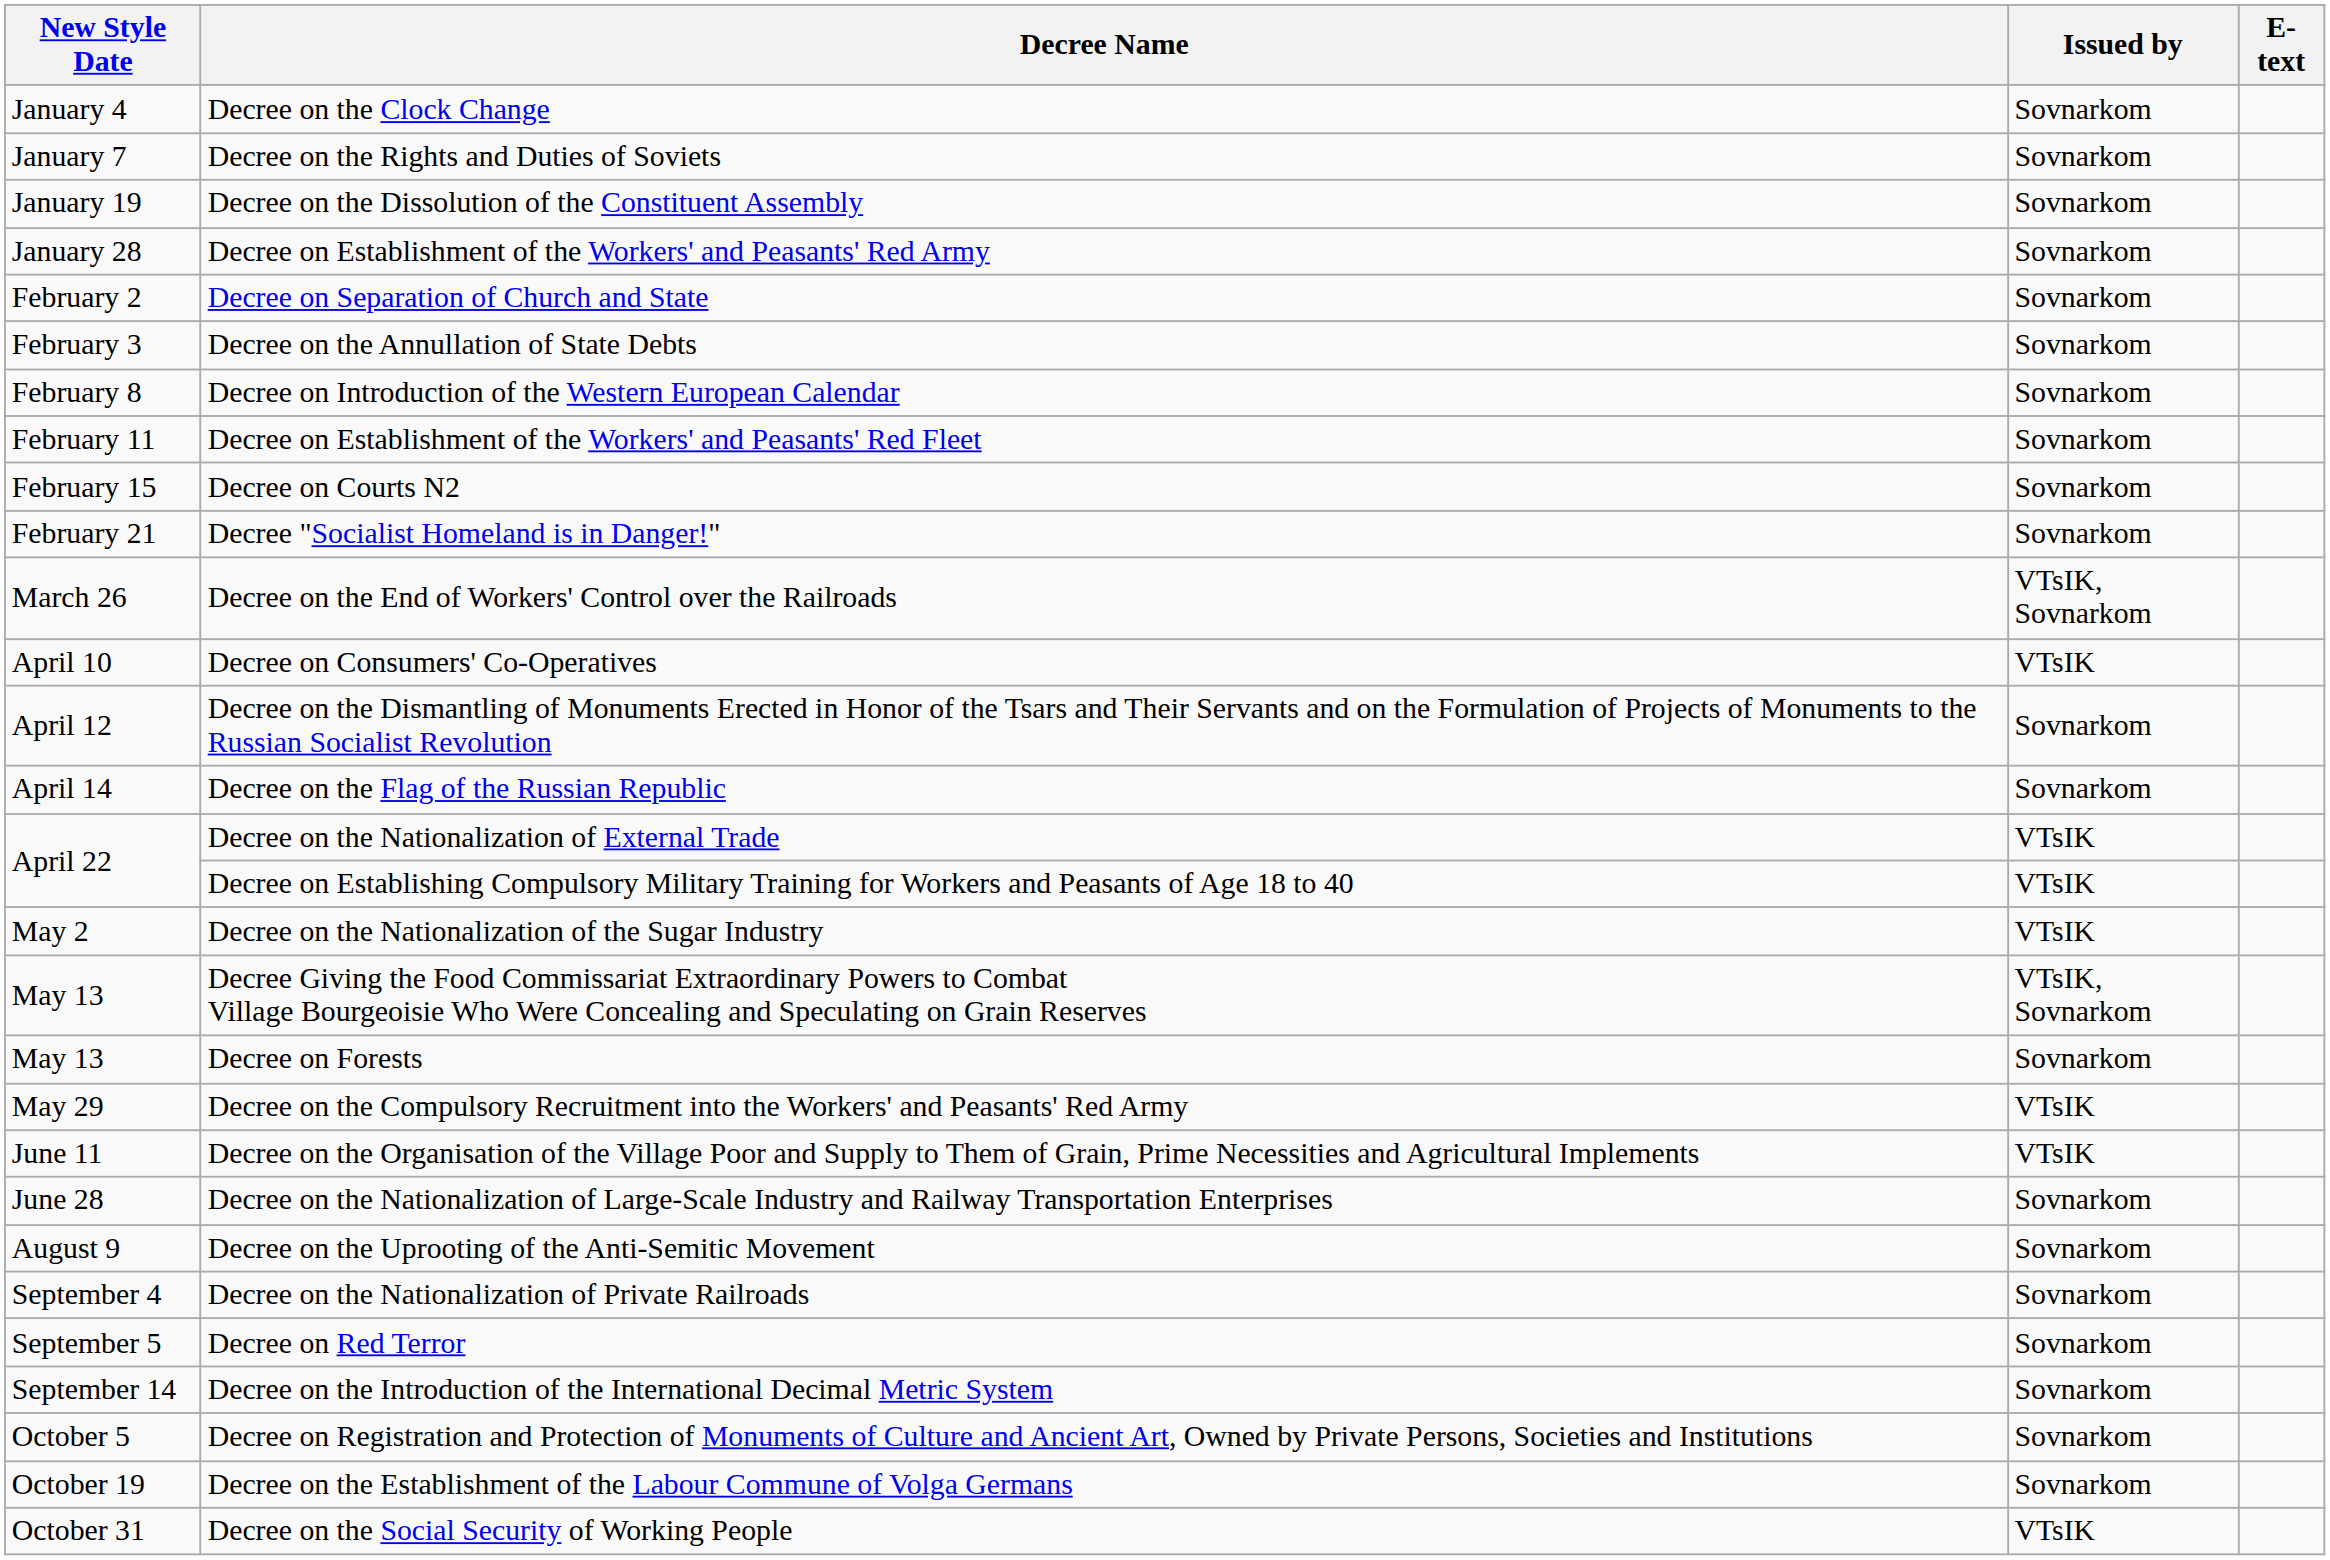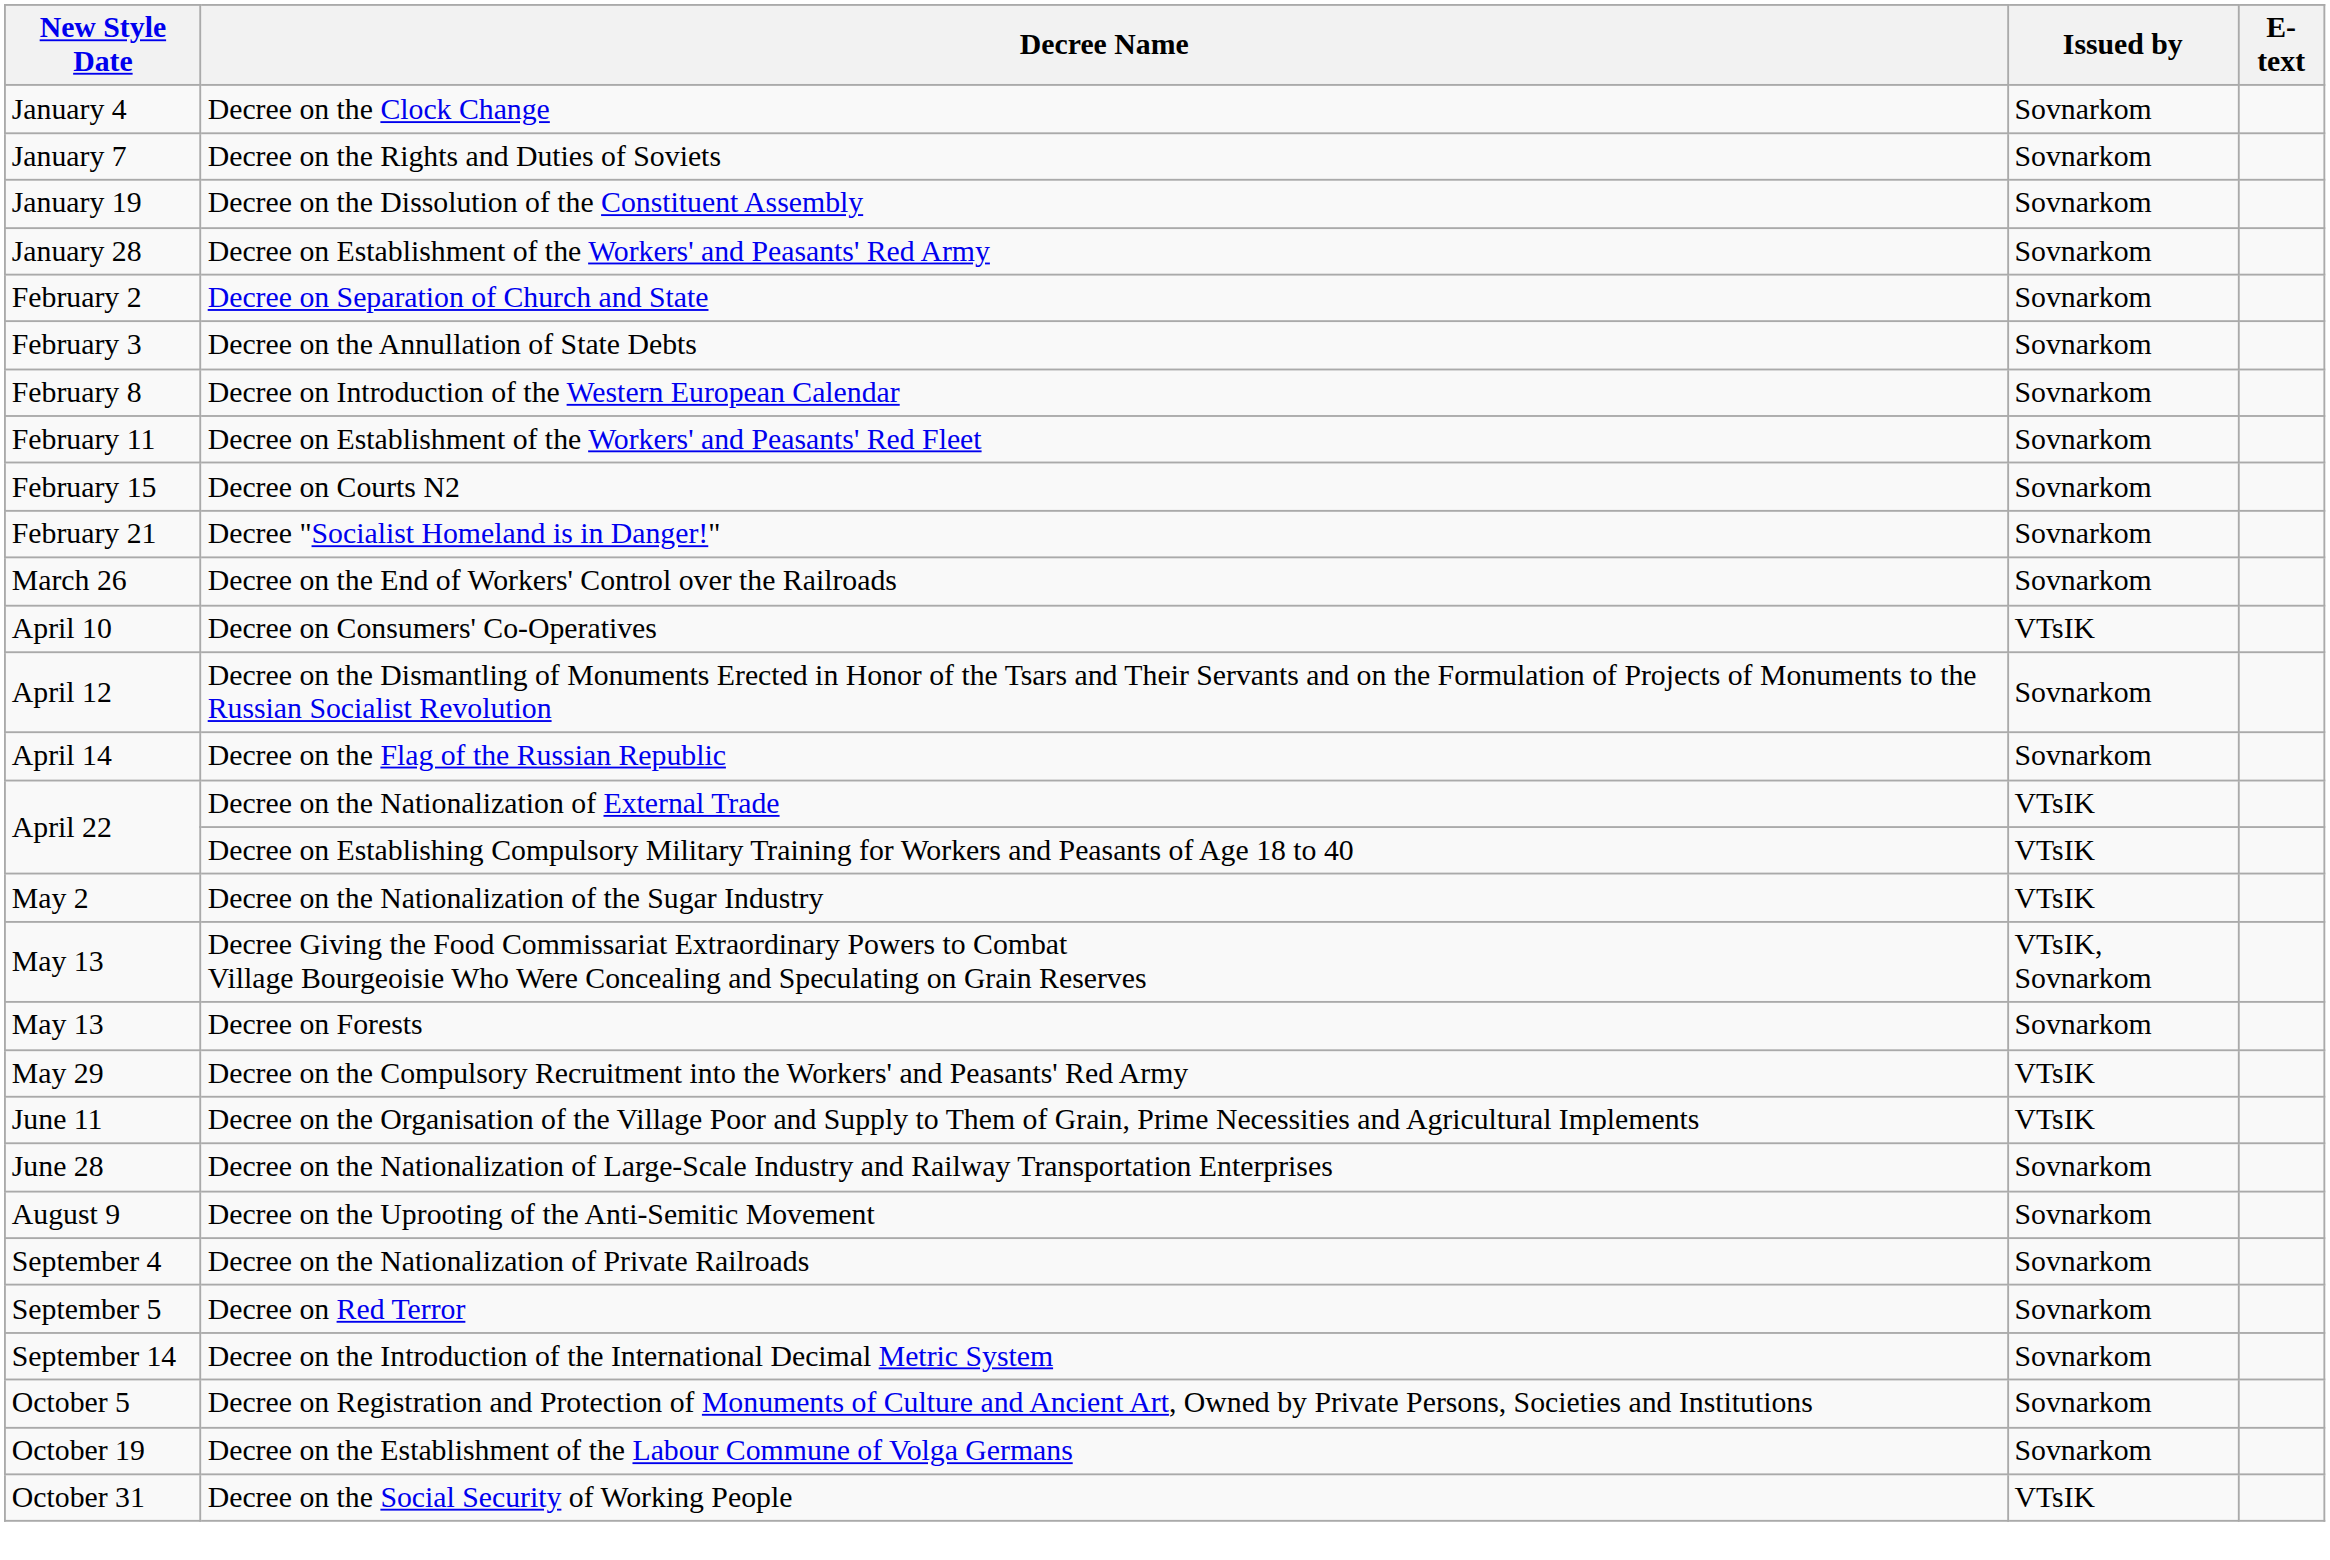(2083, 597) VTsIK, Sovnarkom -> (2083, 580) Sovnarkom
